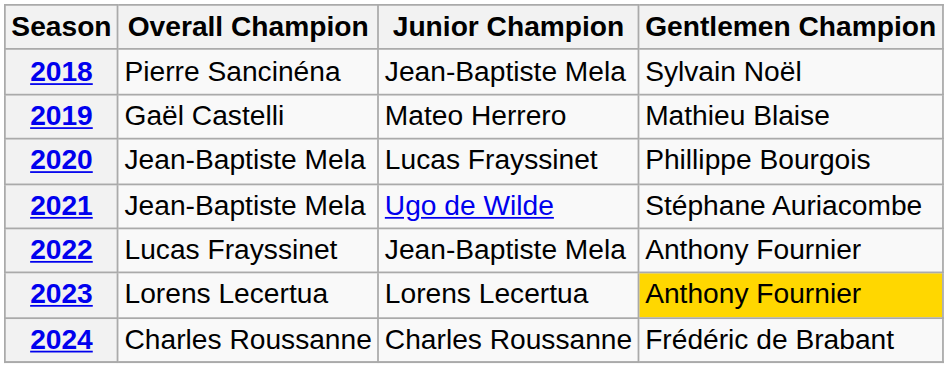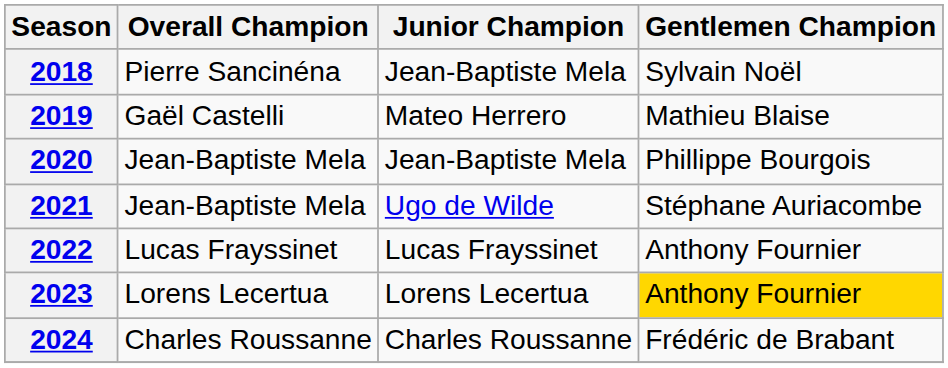(491, 160) Lucas Frayssinet -> (505, 160) Jean-Baptiste Mela
(505, 250) Jean-Baptiste Mela -> (491, 250) Lucas Frayssinet
